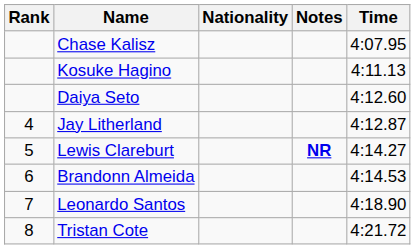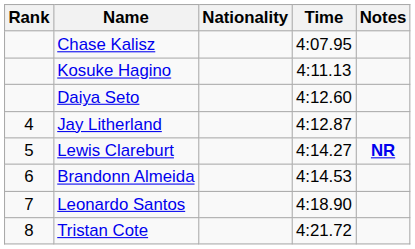columns swapped: (378, 17) <-> (319, 17)
